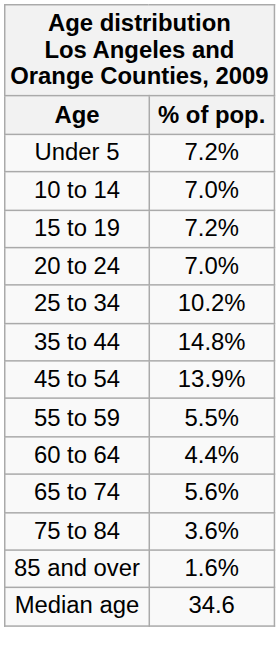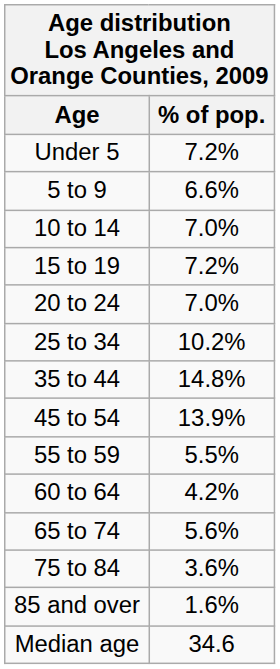+ row: (77, 190)
(212, 455) 4.4% -> (212, 492) 4.2%
